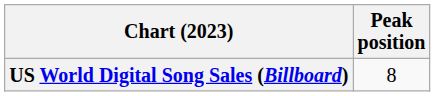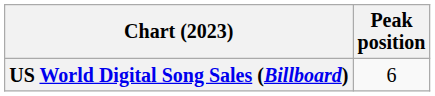(392, 74) 8 -> (392, 74) 6
